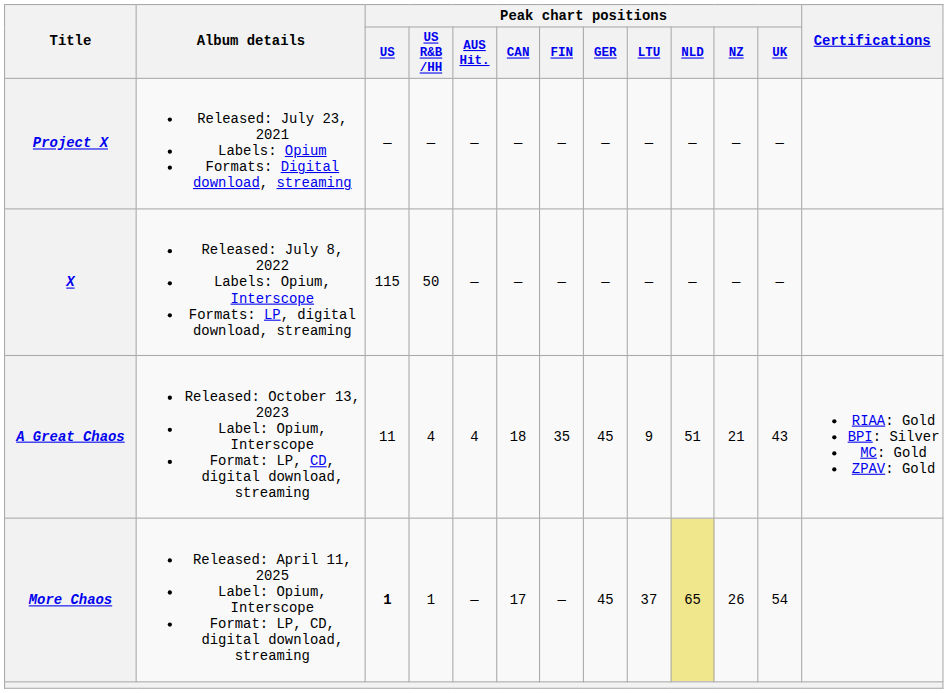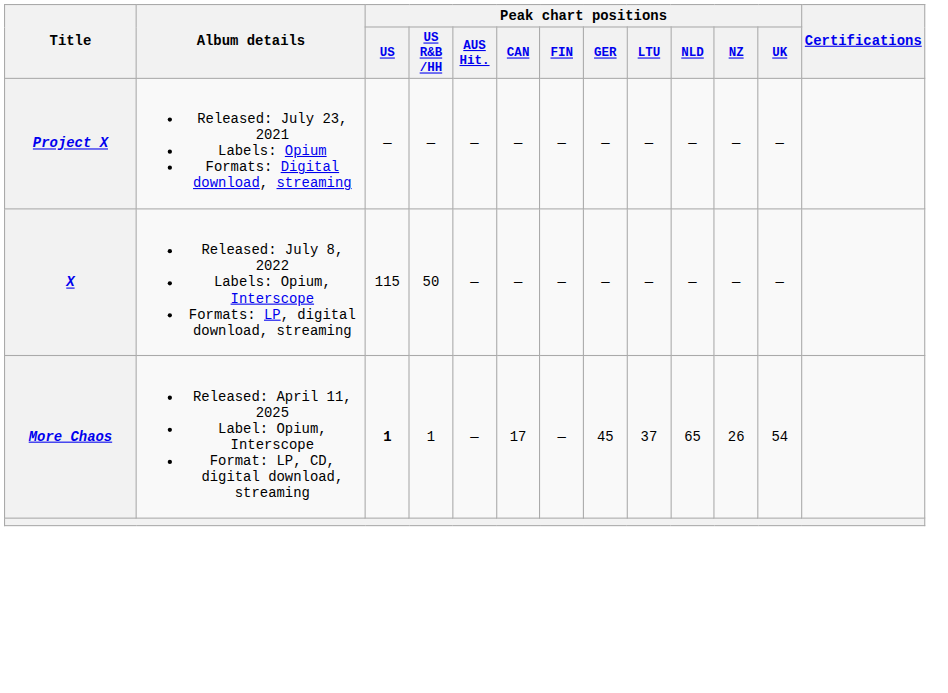- row: (70, 437)
(693, 600) khaki background -> (693, 437) no background
